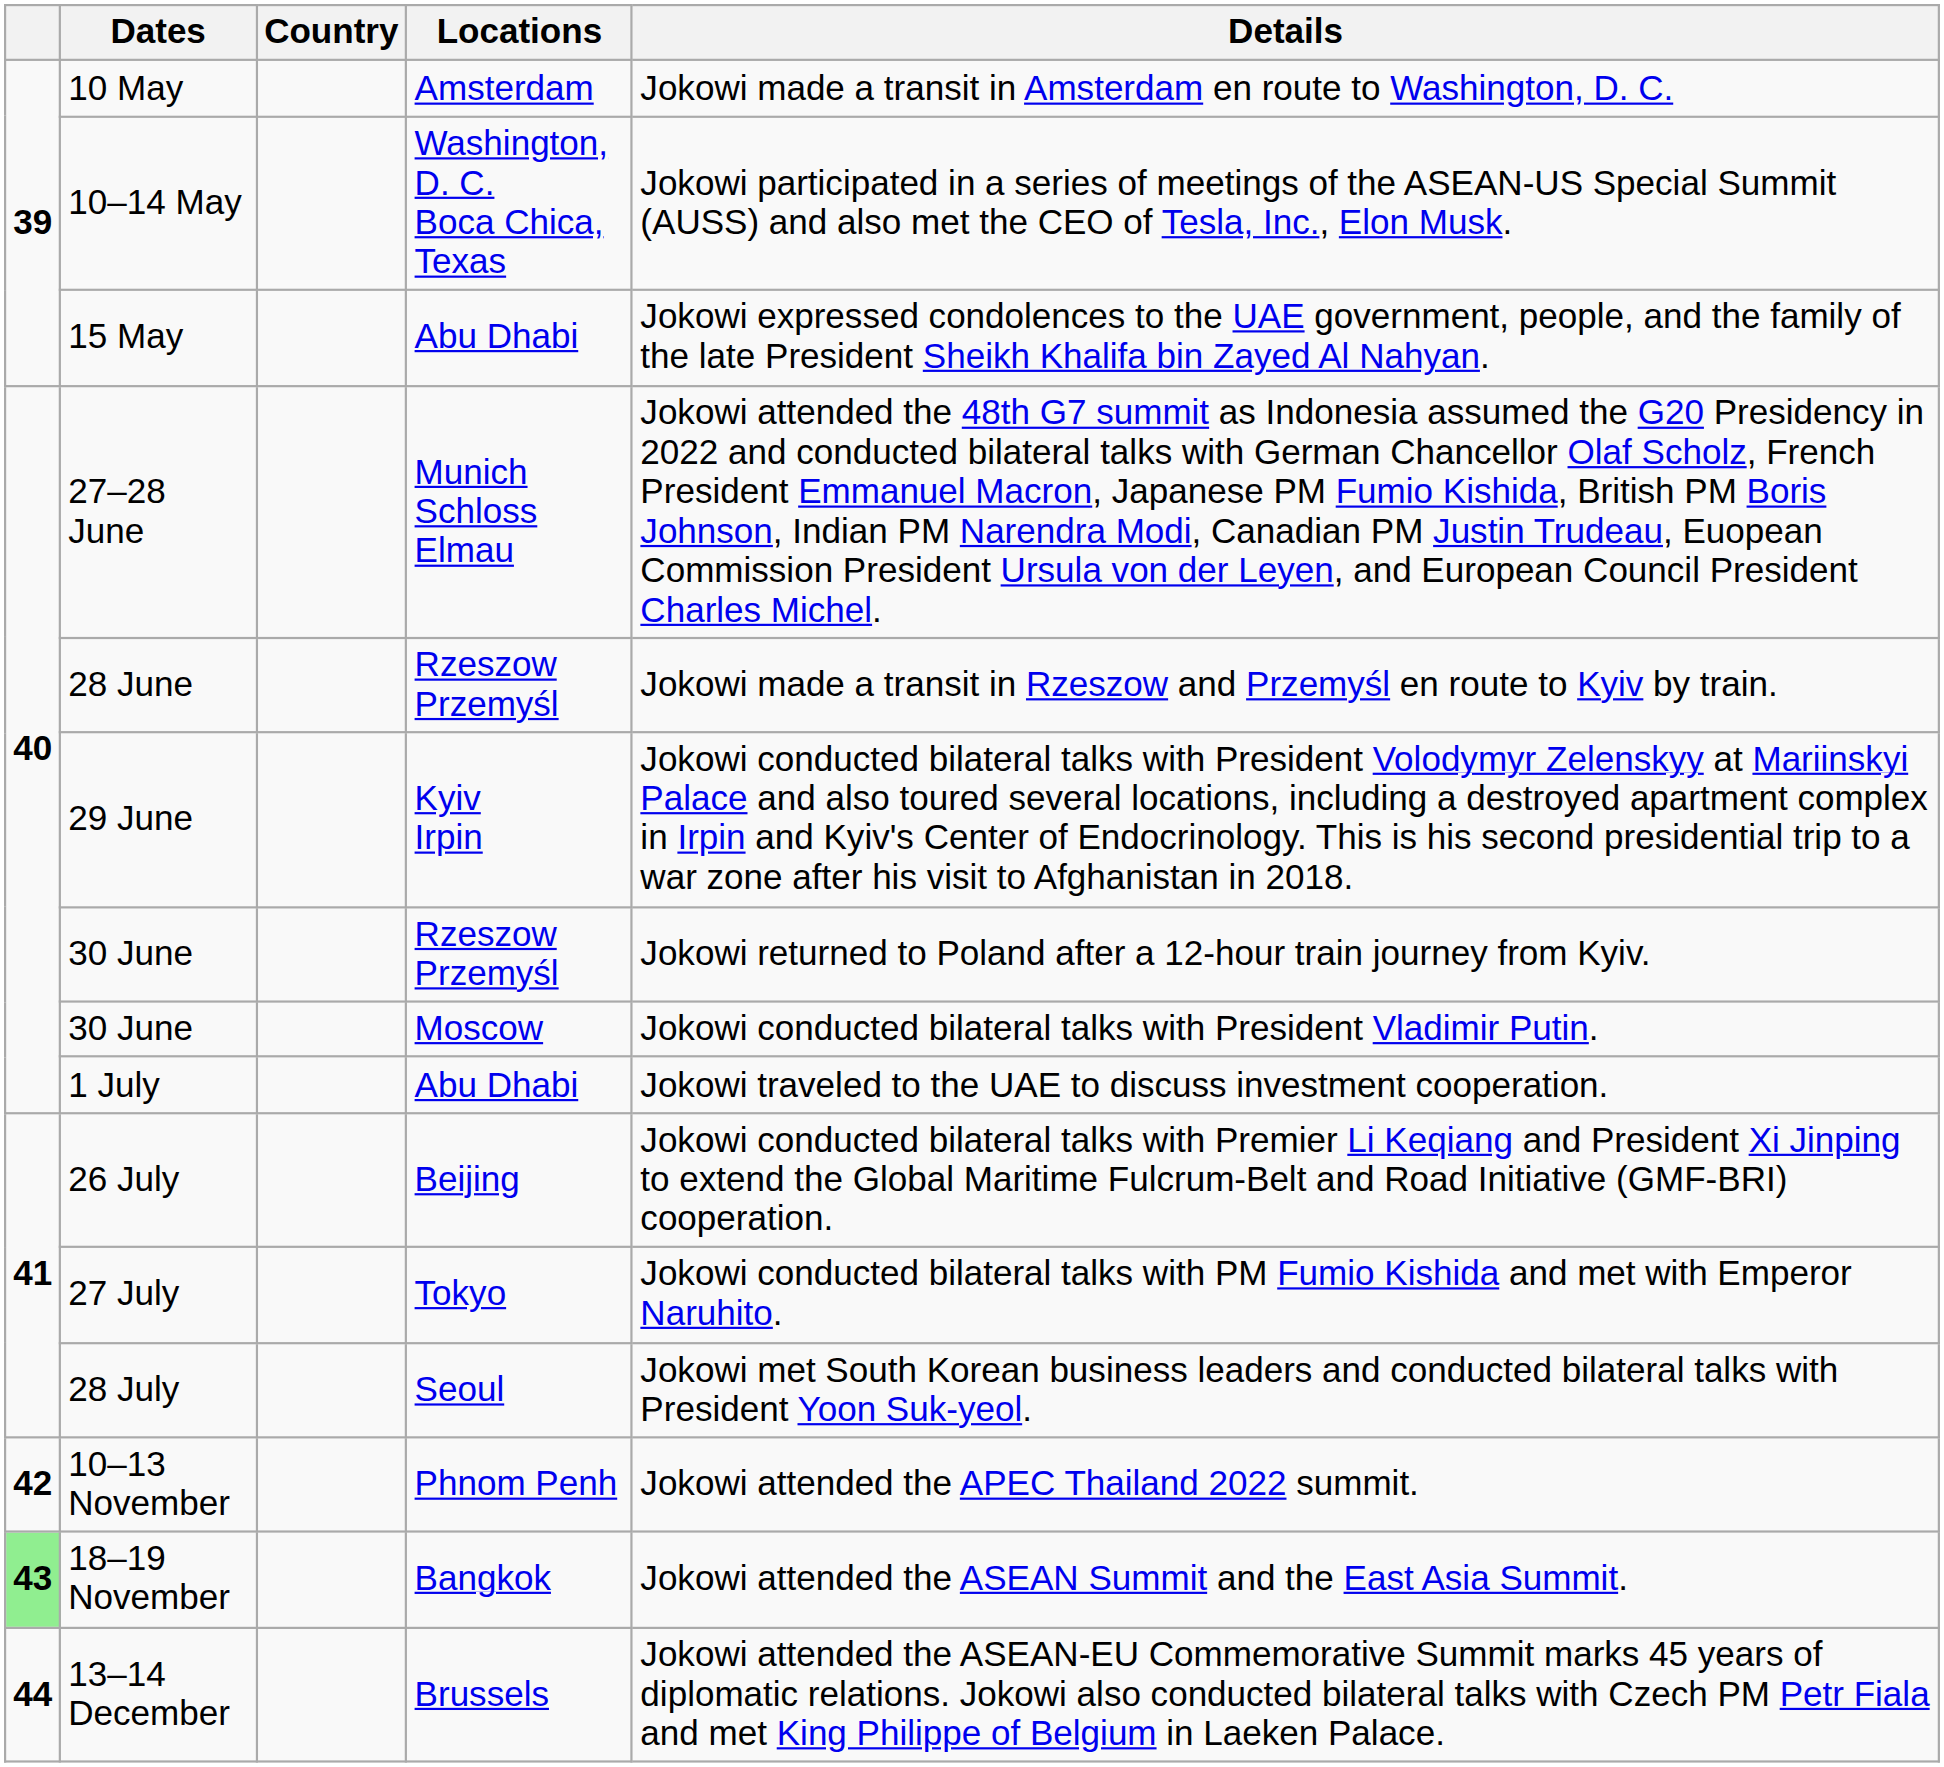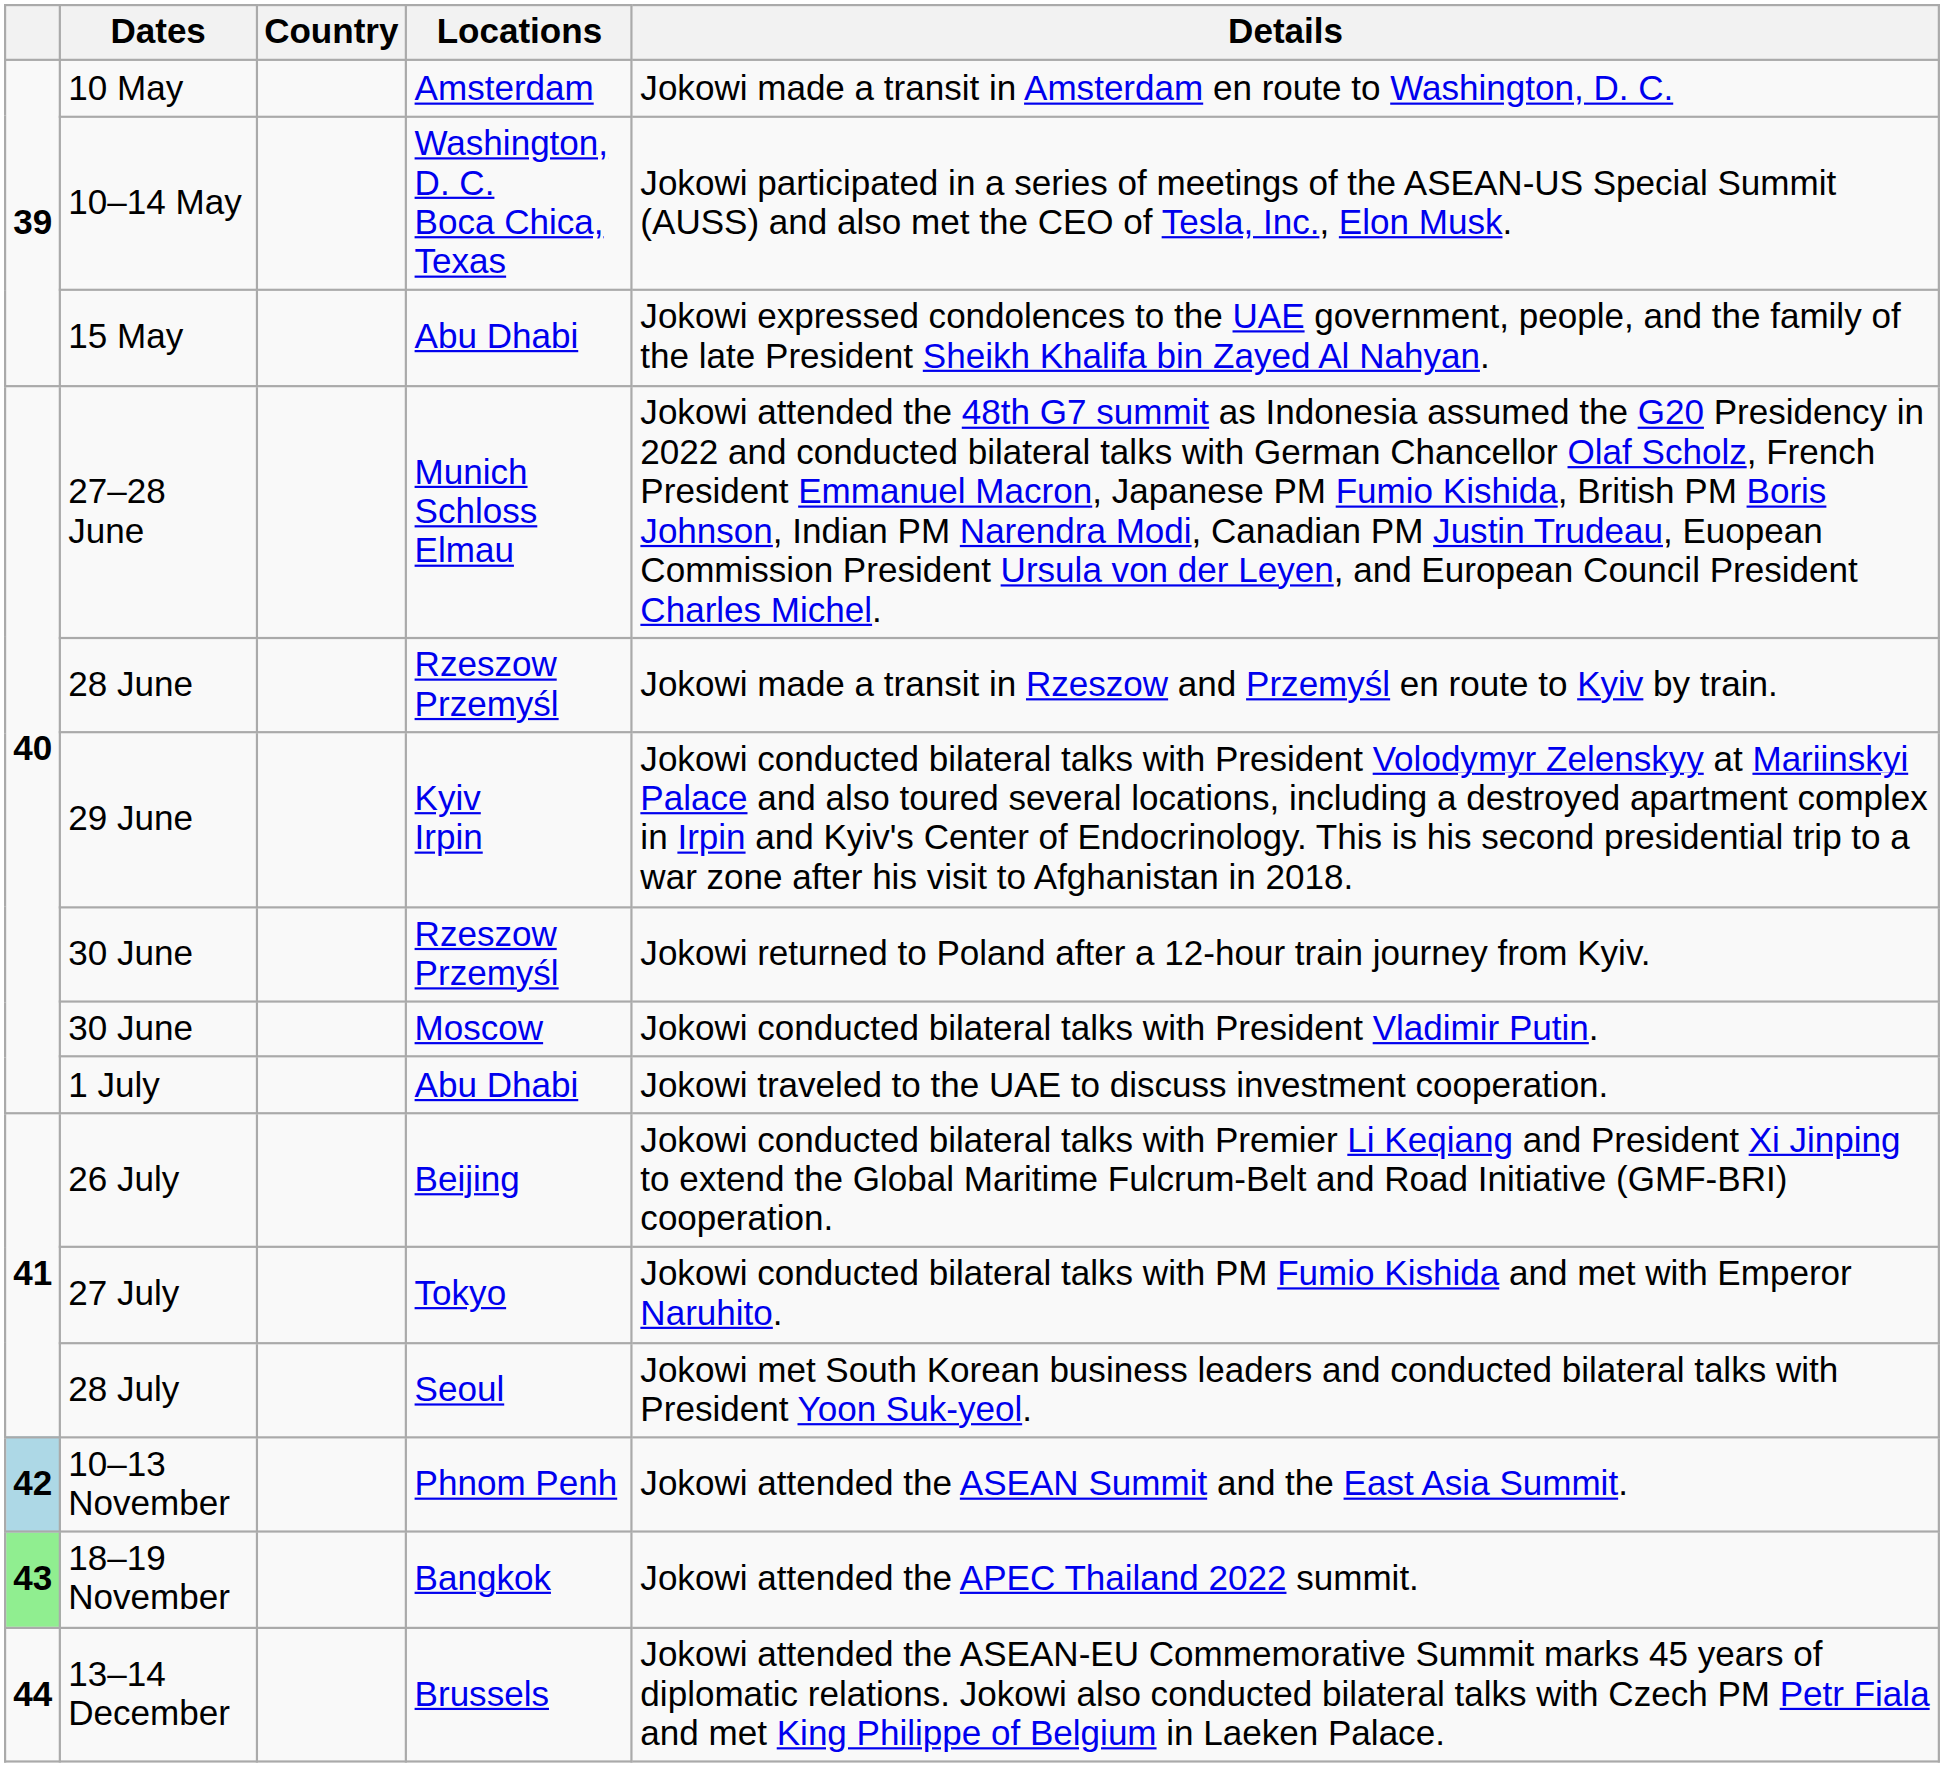(33, 1483) no background -> (33, 1483) lightblue background
(1030, 1483) Jokowi attended the APEC Thailand 2022 summit. -> (1134, 1483) Jokowi attended the ASEAN Summit and the East Asia Summit.
(1134, 1578) Jokowi attended the ASEAN Summit and the East Asia Summit. -> (1030, 1578) Jokowi attended the APEC Thailand 2022 summit.
